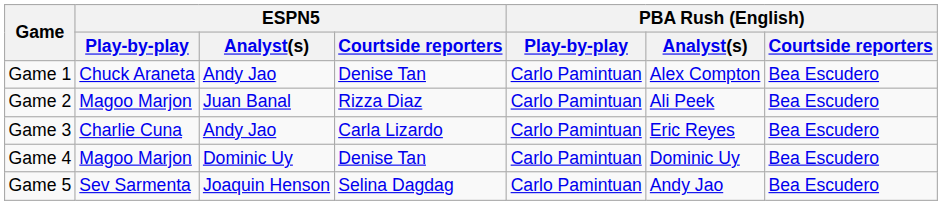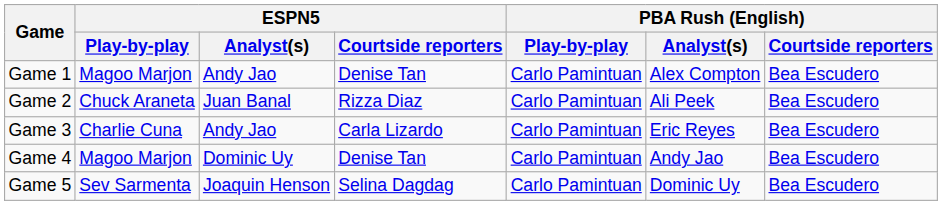(137, 74) Chuck Araneta -> (136, 74) Magoo Marjon
(136, 102) Magoo Marjon -> (137, 102) Chuck Araneta
(695, 158) Dominic Uy -> (687, 158) Andy Jao
(687, 185) Andy Jao -> (695, 185) Dominic Uy
